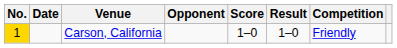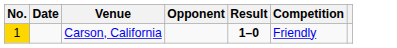- column: (247, 14)
(288, 33) normal -> (249, 33) bold
